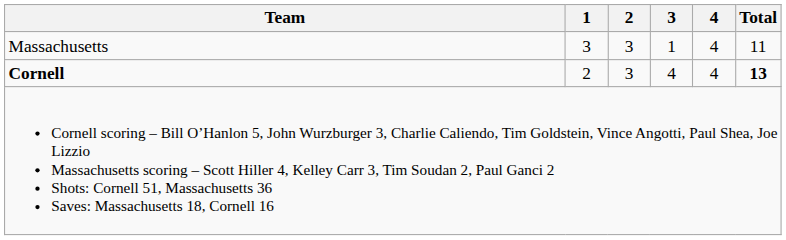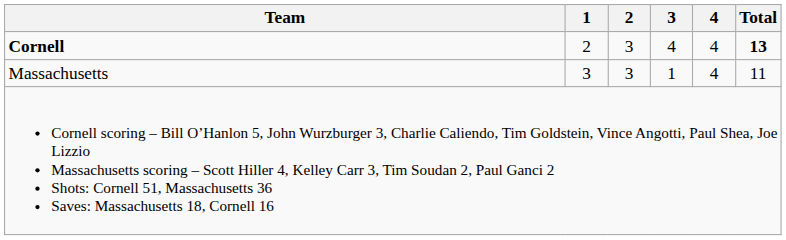rows swapped: (36, 73) <-> (58, 45)
